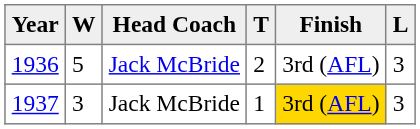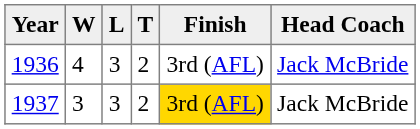columns swapped: (401, 24) <-> (174, 24)
(78, 64) 5 -> (78, 64) 4
(259, 103) 1 -> (143, 103) 2
